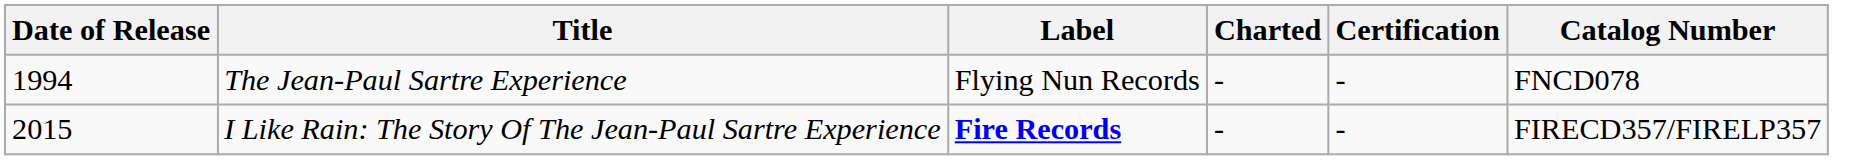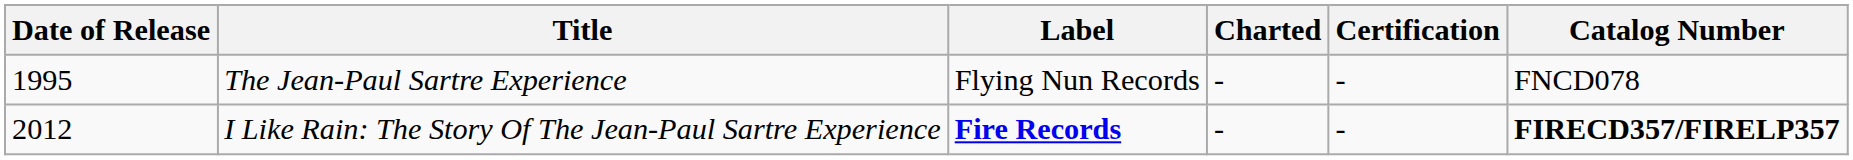(42, 79) 1994 -> (42, 79) 1995
(42, 129) 2015 -> (42, 129) 2012
(1668, 129) normal -> (1677, 129) bold
